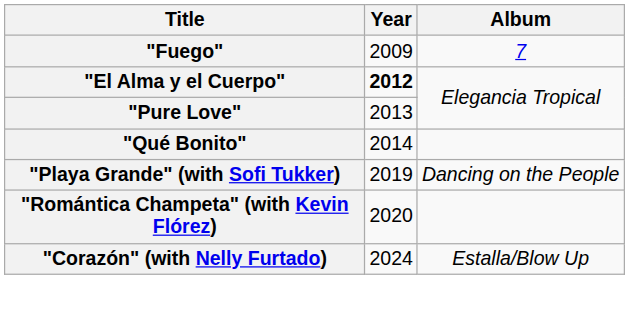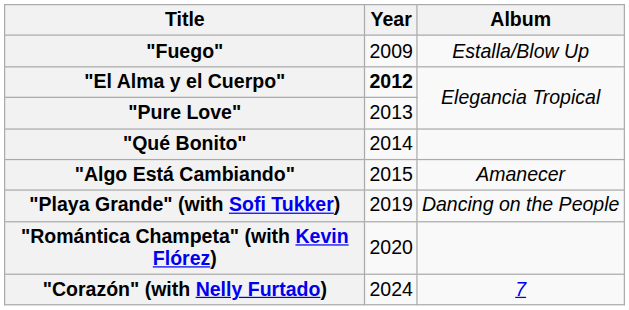(521, 50) 7 -> (521, 50) Estalla/Blow Up
+ row: (185, 174)
(521, 258) Estalla/Blow Up -> (521, 289) 7
